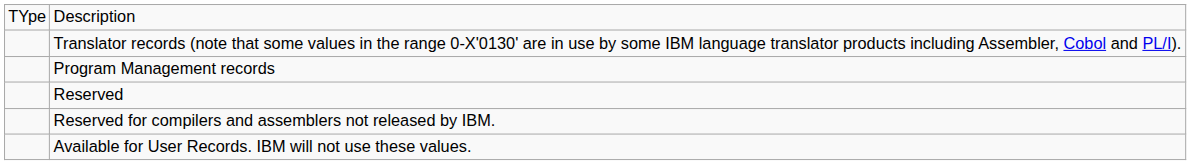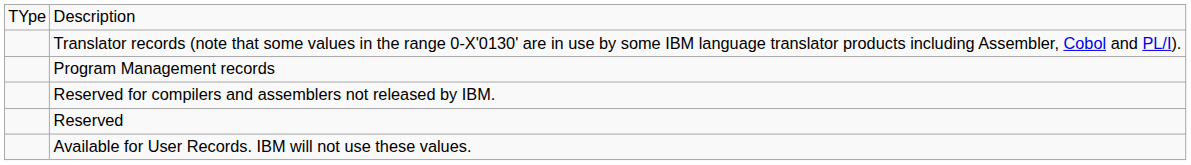rows swapped: (89, 95) <-> (274, 120)
